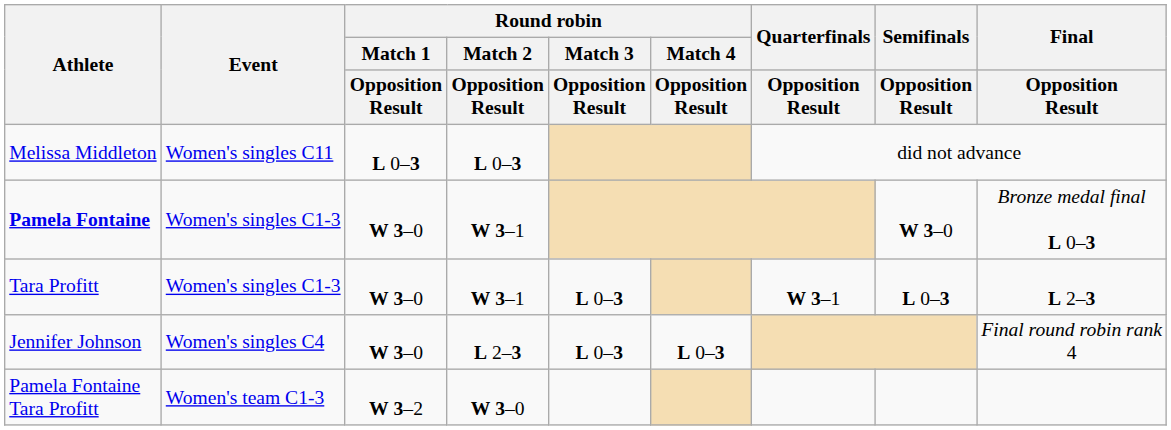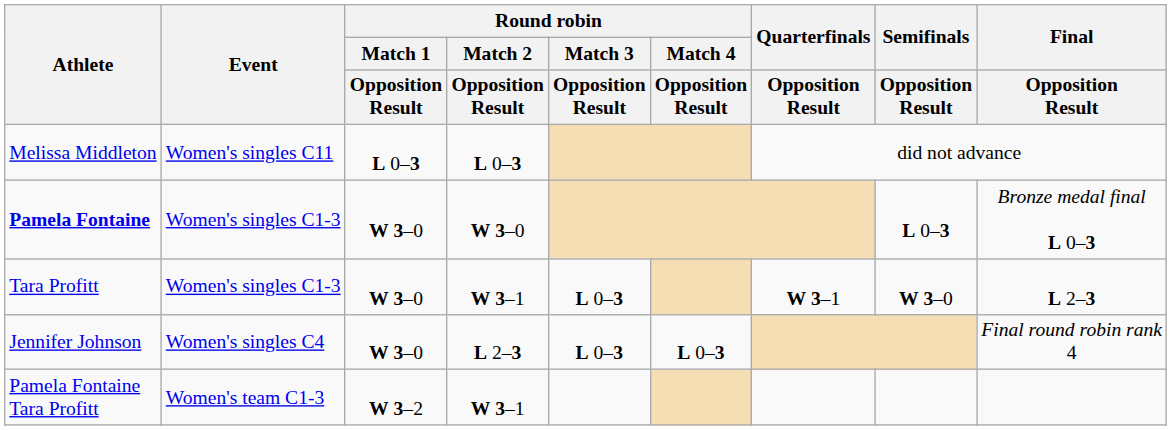(498, 231) W 3–1 -> (498, 231) W 3–0
(926, 231) W 3–0 -> (926, 231) L 0–3
(926, 298) L 0–3 -> (926, 298) W 3–0
(498, 408) W 3–0 -> (498, 408) W 3–1
